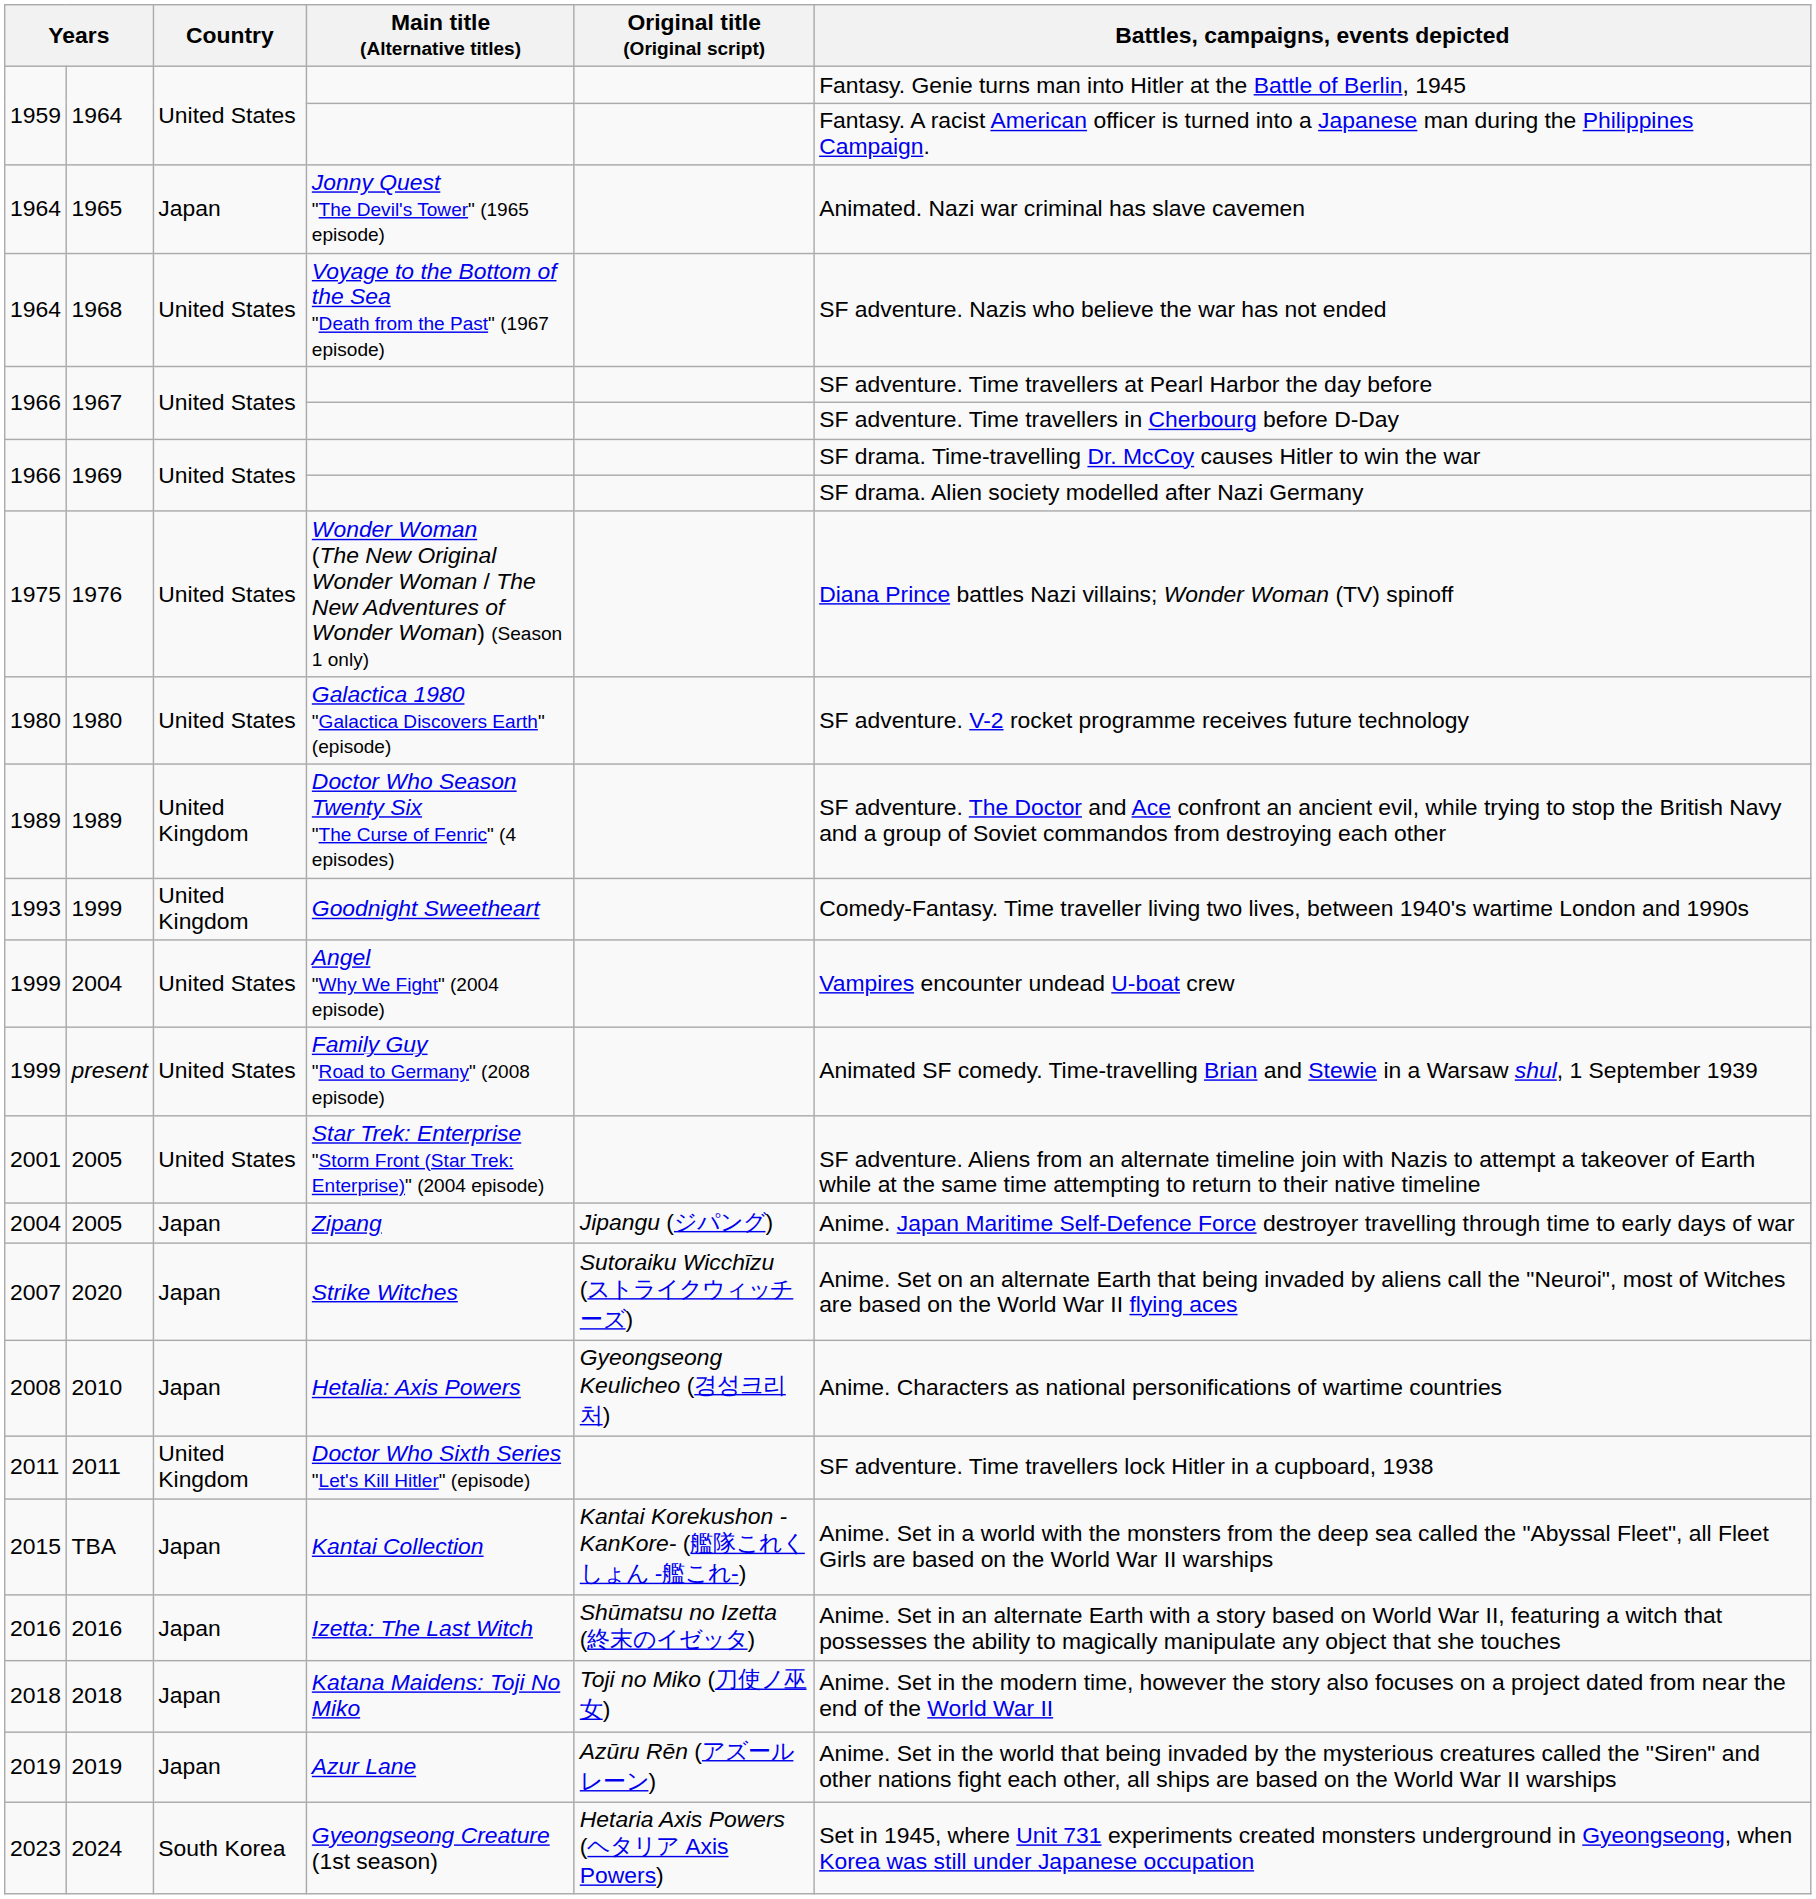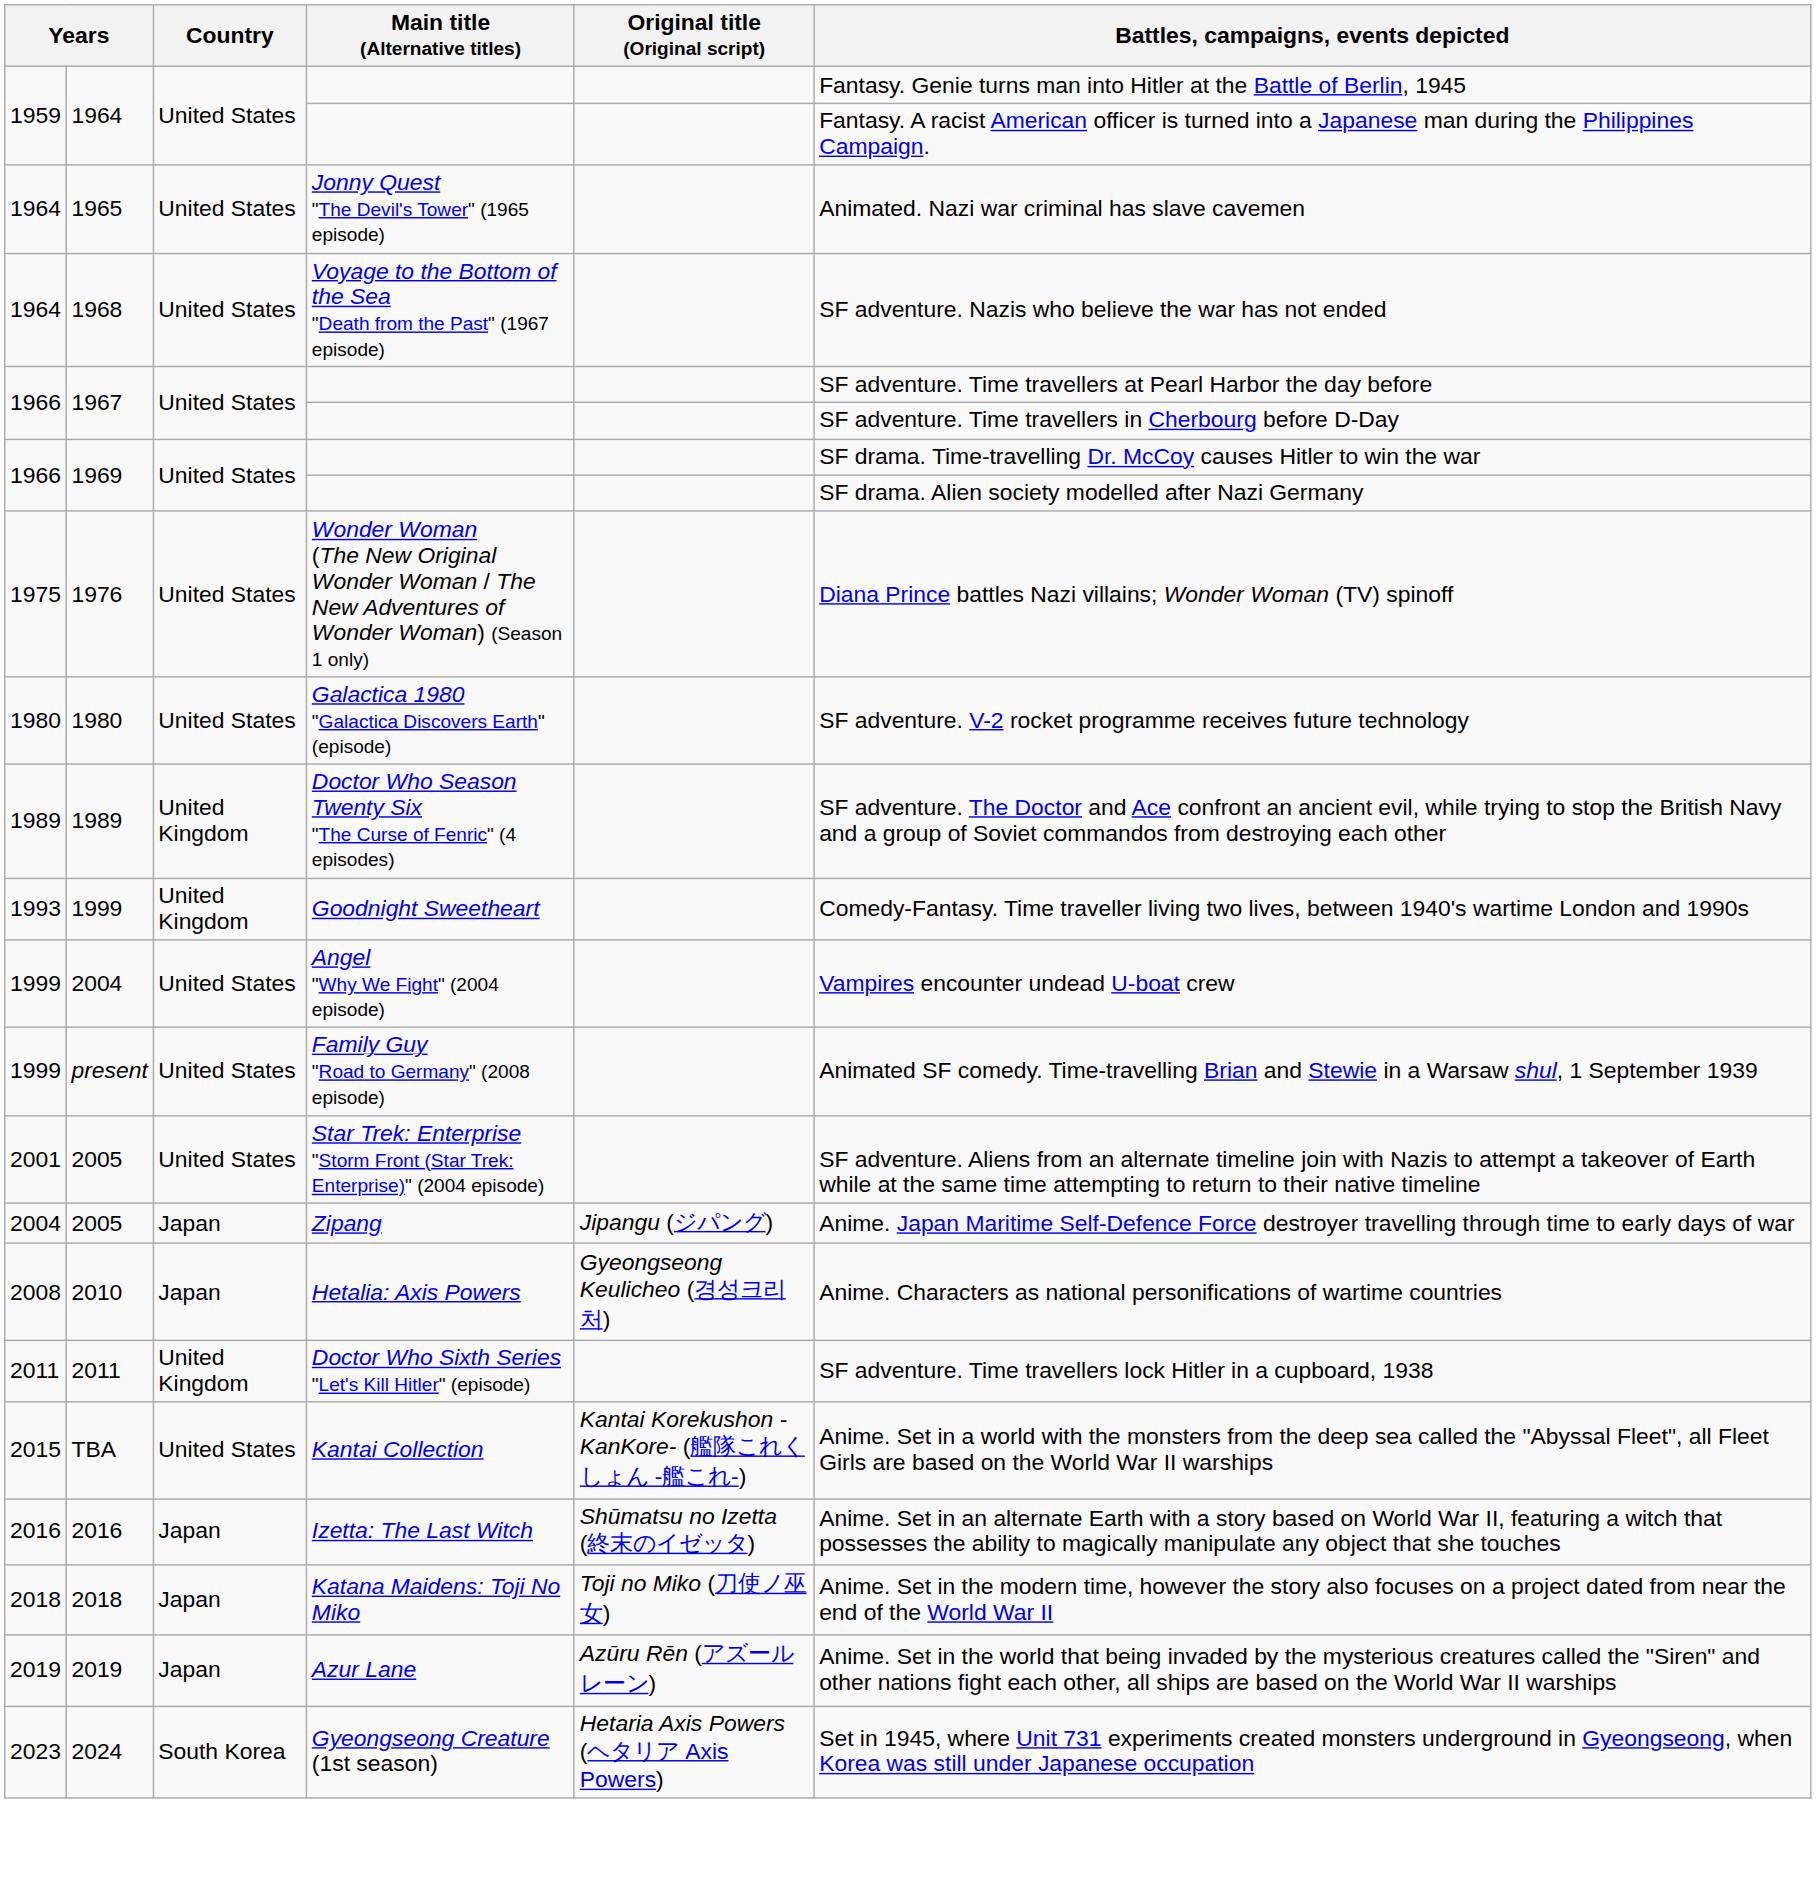(189, 208) Japan -> (227, 208) United States
- row: (97, 1291)
(189, 1546) Japan -> (227, 1449) United States
